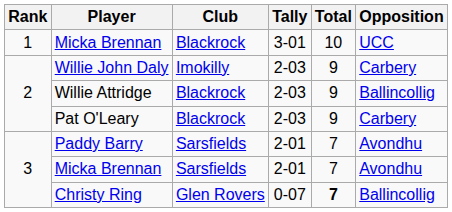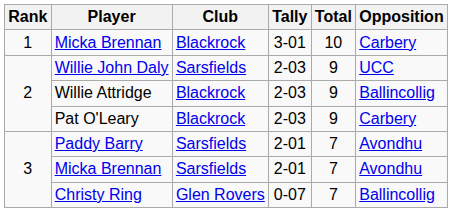(377, 42) UCC -> (388, 42) Carbery
(203, 67) Imokilly -> (211, 67) Sarsfields
(388, 67) Carbery -> (377, 67) UCC
(333, 194) bold -> (333, 194) normal
